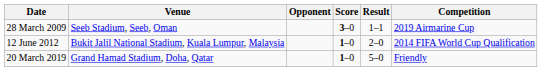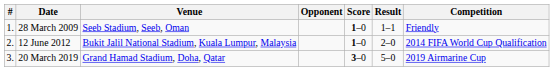+ column: (10, 12)
(347, 27) 3–0 -> (359, 27) 1–0
(434, 27) 2019 Airmarine Cup -> (422, 27) Friendly
(347, 58) 1–0 -> (359, 58) 3–0
(410, 58) Friendly -> (446, 58) 2019 Airmarine Cup
